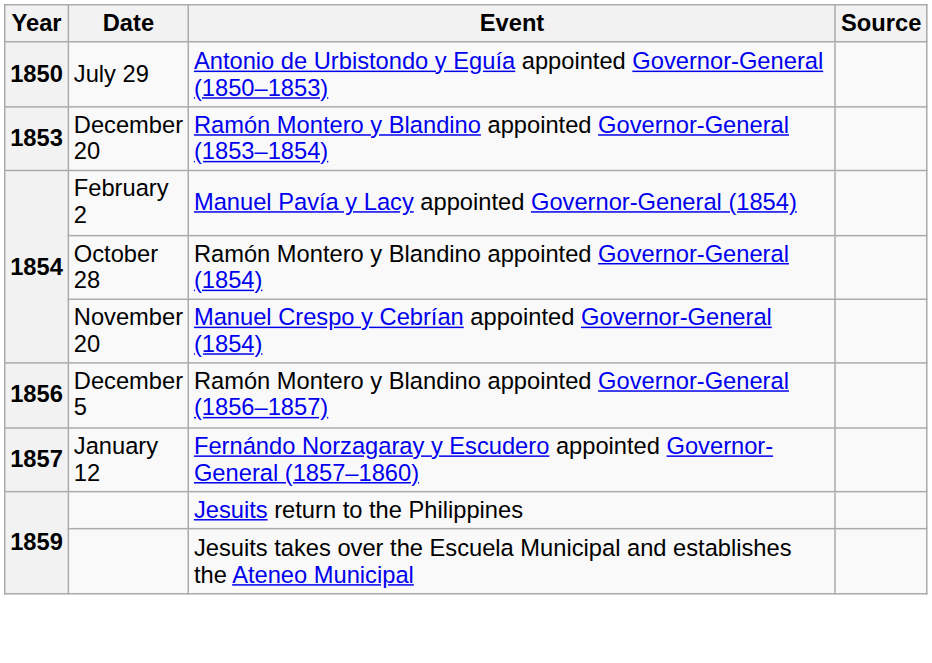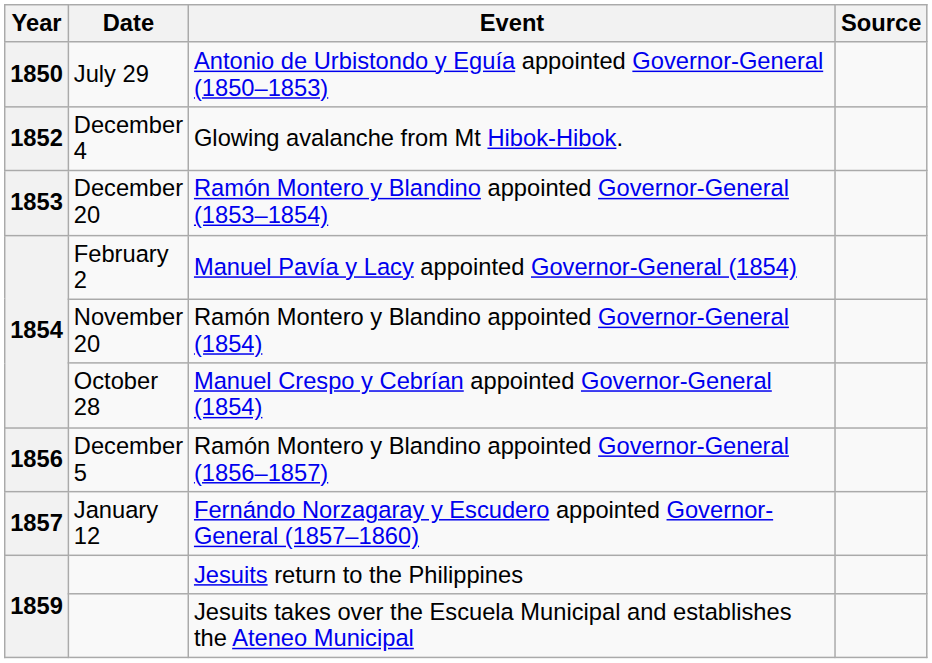+ row: (408, 138)
(116, 266) October 28 -> (128, 330) November 20
(128, 330) November 20 -> (116, 395) October 28
